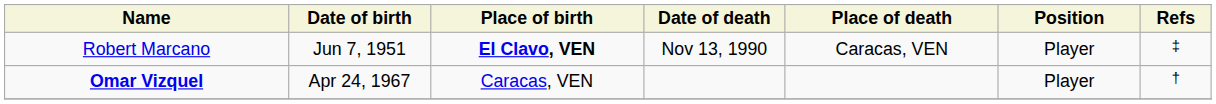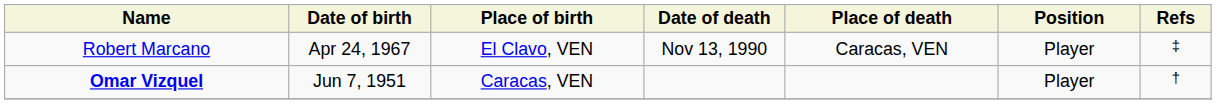(359, 49) Jun 7, 1951 -> (359, 49) Apr 24, 1967
(537, 49) bold -> (537, 49) normal
(359, 82) Apr 24, 1967 -> (359, 82) Jun 7, 1951
